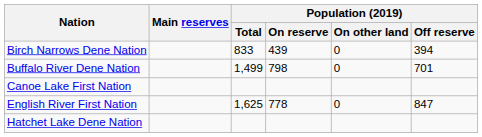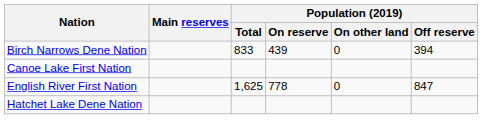- row: (74, 68)
